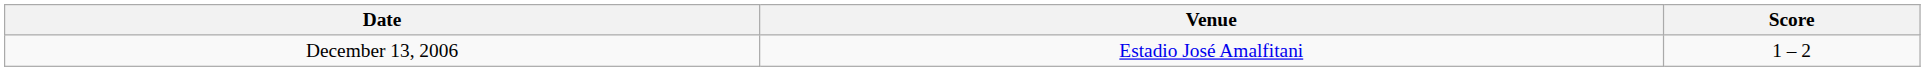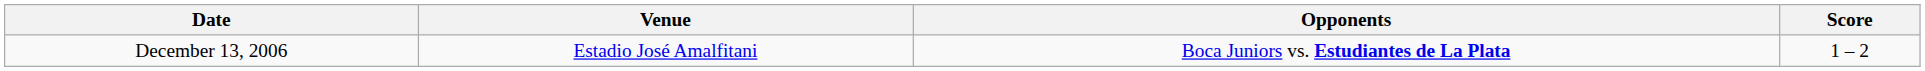+ column: (1346, 19)
